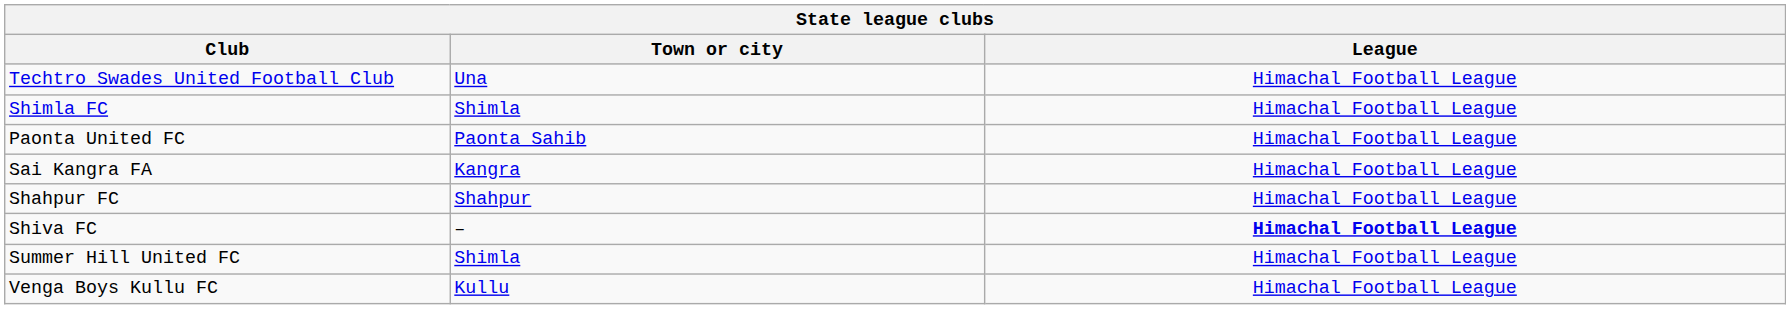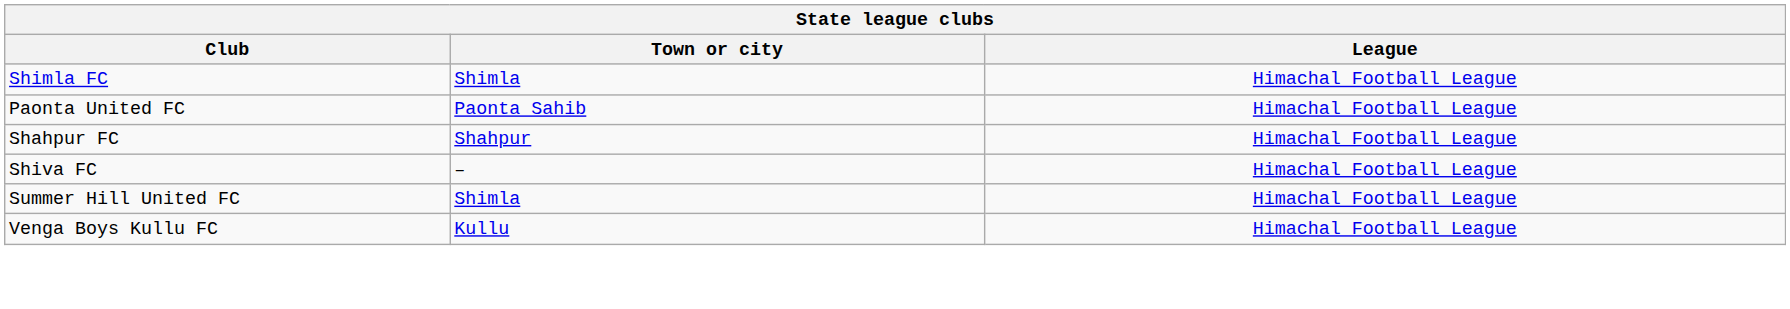- row: (202, 79)
- row: (81, 169)
(1385, 229) bold -> (1385, 169) normal
